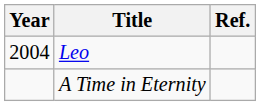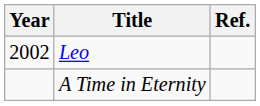(29, 52) 2004 -> (29, 52) 2002
